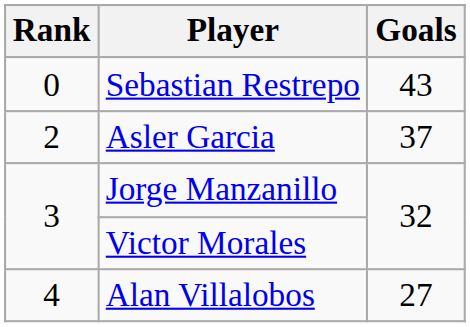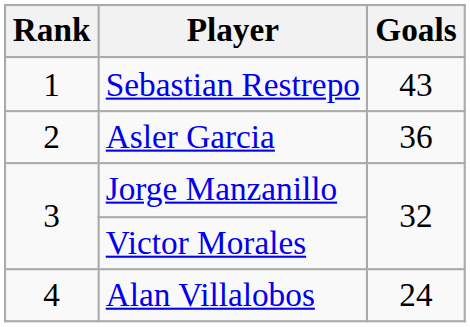(52, 83) 0 -> (52, 83) 1
(416, 136) 37 -> (416, 136) 36
(416, 294) 27 -> (416, 294) 24
